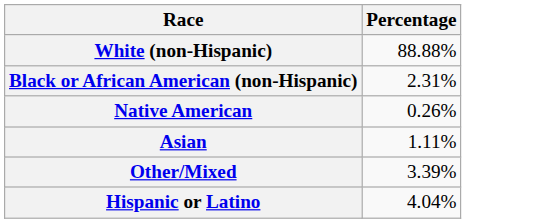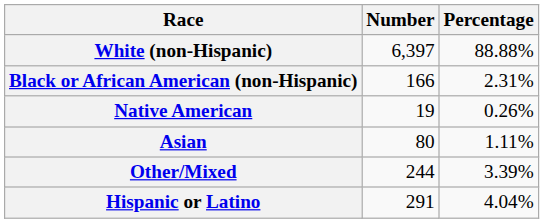+ column: (400, 19)
